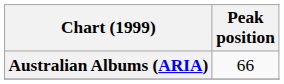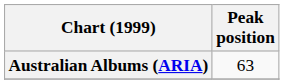(245, 65) 66 -> (245, 65) 63
